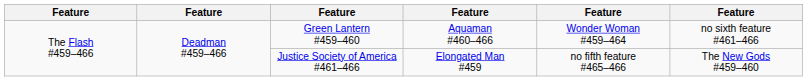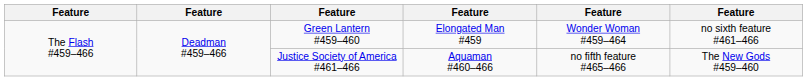(470, 34) Aquaman #460–466 -> (470, 34) Elongated Man #459
(470, 62) Elongated Man #459 -> (470, 62) Aquaman #460–466
